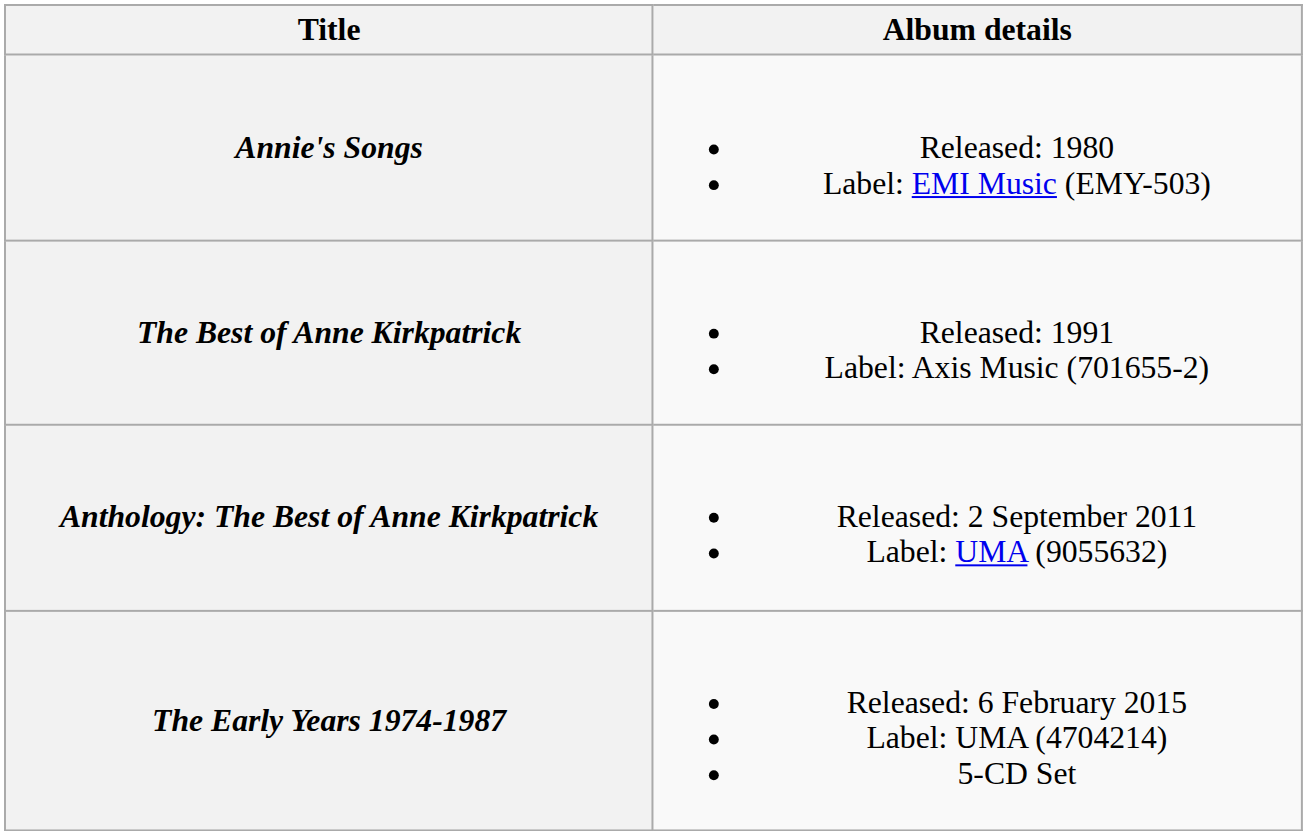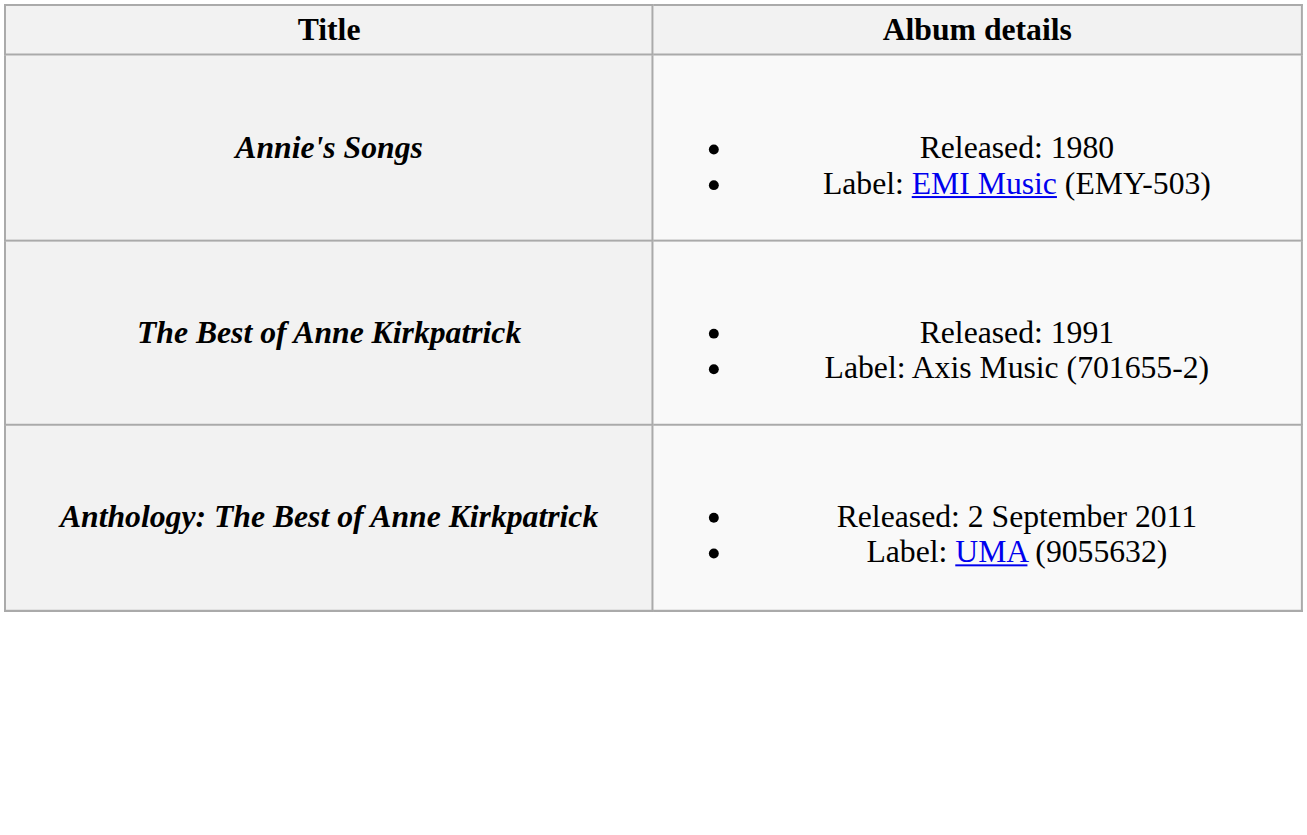- row: (329, 719)
